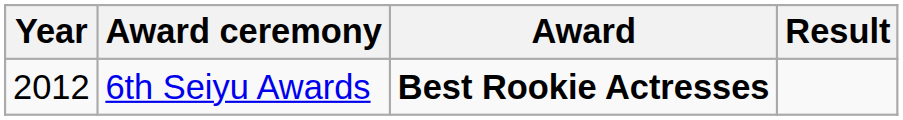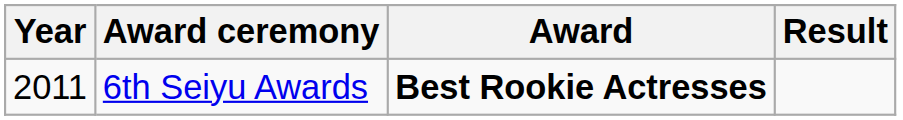(51, 86) 2012 -> (50, 86) 2011
